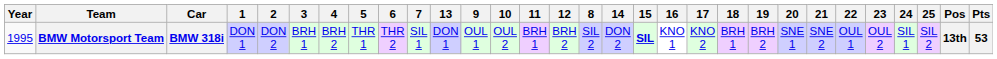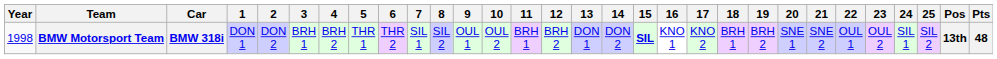columns swapped: (591, 13) <-> (446, 13)
(20, 38) 1995 -> (20, 38) 1998
(981, 38) 53 -> (981, 38) 48
